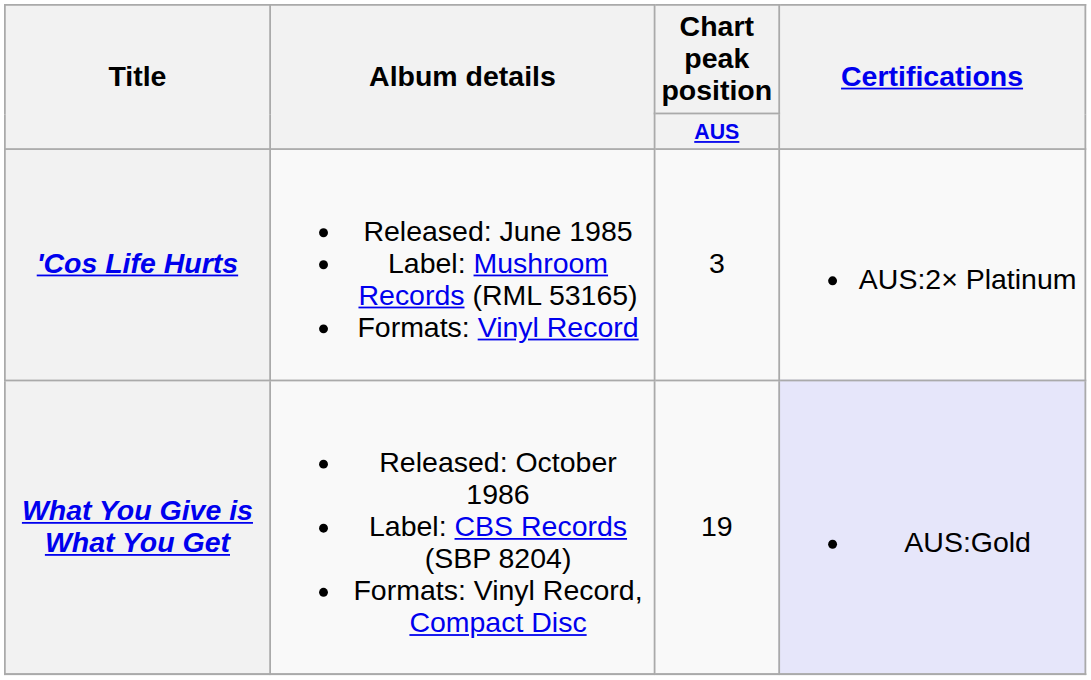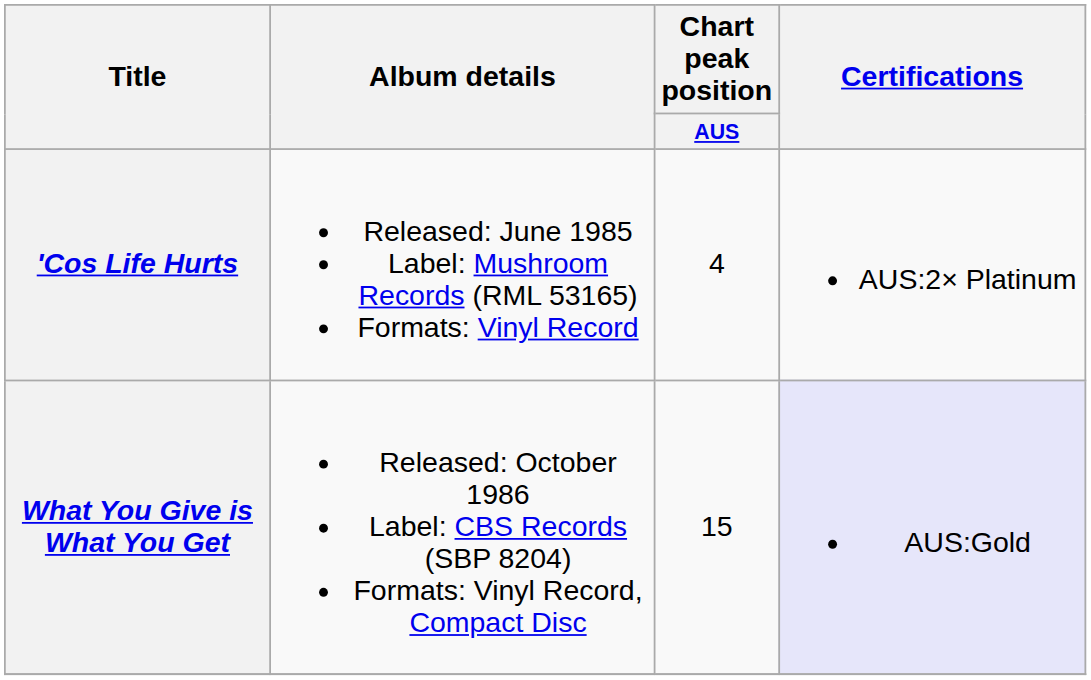(717, 264) 3 -> (717, 264) 4
(717, 526) 19 -> (717, 526) 15
